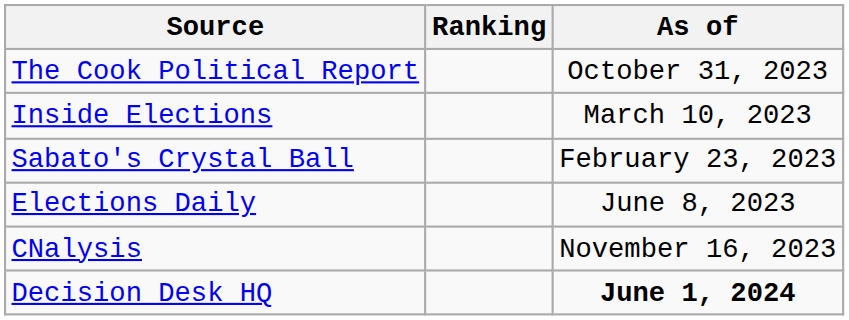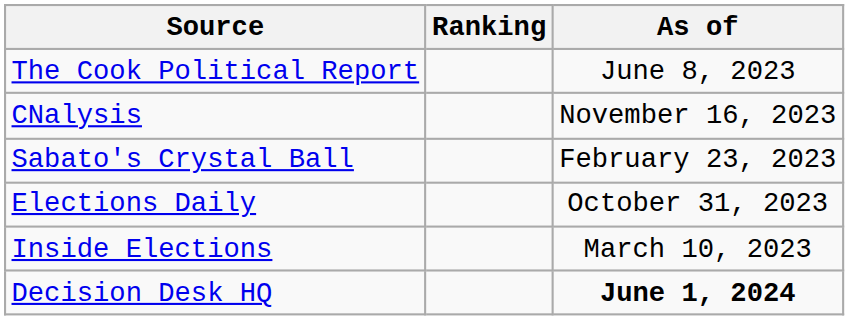(698, 71) October 31, 2023 -> (698, 71) June 8, 2023
rows swapped: (142, 116) <-> (77, 249)
(698, 204) June 8, 2023 -> (698, 204) October 31, 2023
